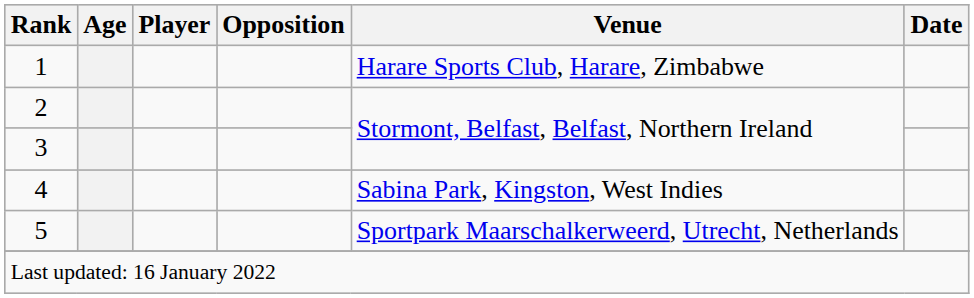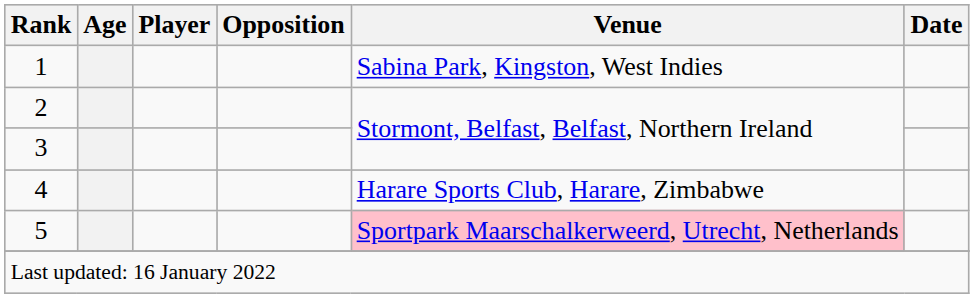(560, 66) Harare Sports Club, Harare, Zimbabwe -> (540, 66) Sabina Park, Kingston, West Indies
(540, 189) Sabina Park, Kingston, West Indies -> (560, 189) Harare Sports Club, Harare, Zimbabwe
(628, 230) no background -> (628, 230) pink background
